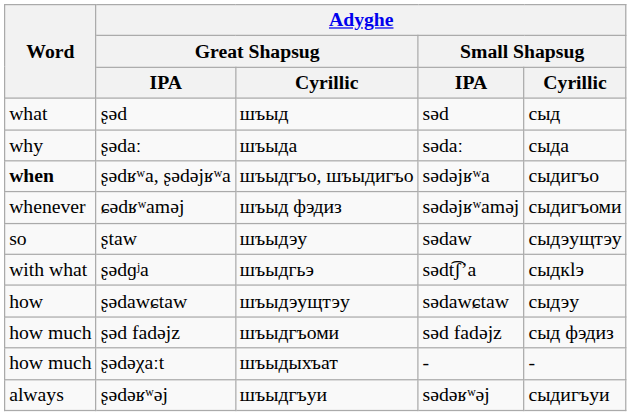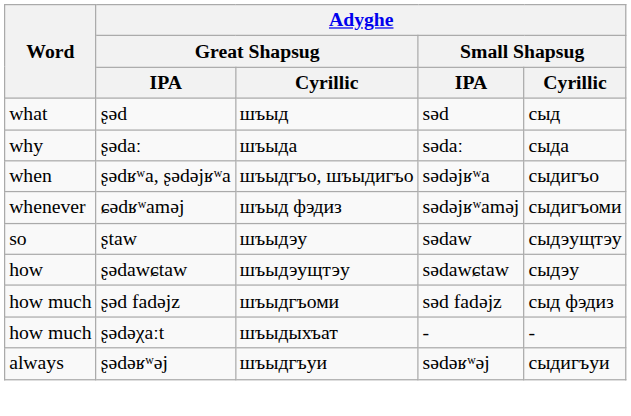(32, 176) bold -> (30, 176) normal
- row: (125, 269)
